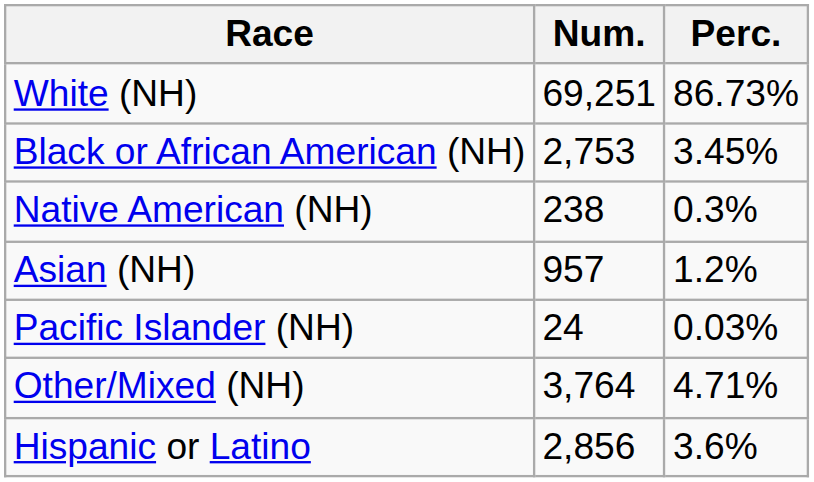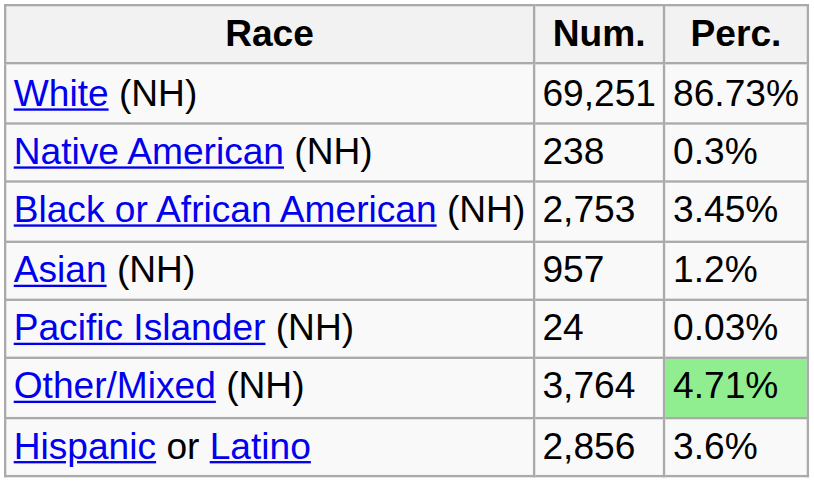rows swapped: (270, 151) <-> (193, 210)
(726, 387) no background -> (726, 387) lightgreen background
